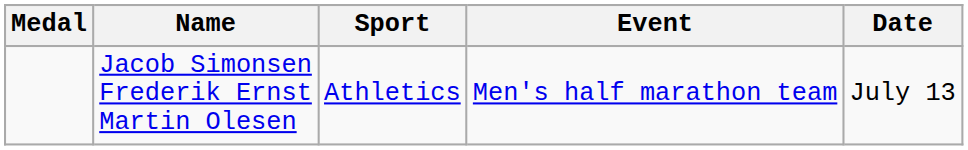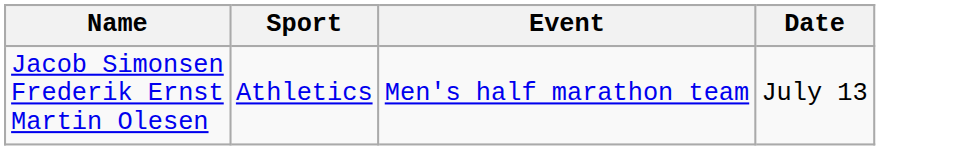- column: (49, 26)
